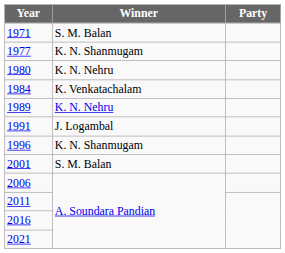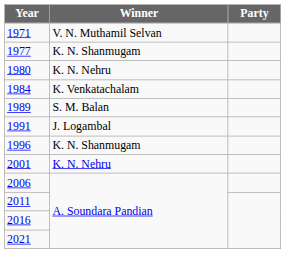(83, 32) S. M. Balan -> (107, 32) V. N. Muthamil Selvan
(84, 107) K. N. Nehru -> (81, 107) S. M. Balan
(83, 164) S. M. Balan -> (82, 164) K. N. Nehru
